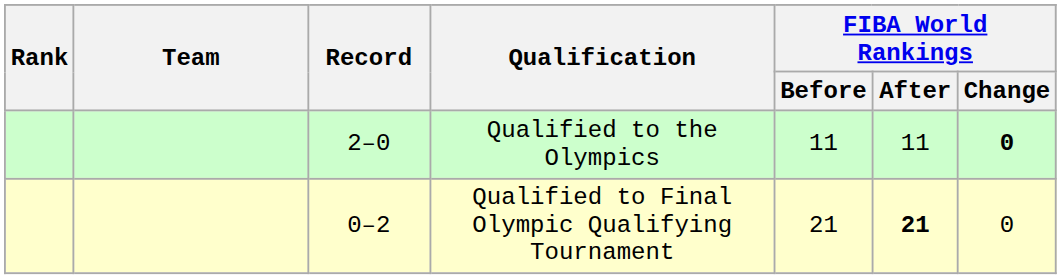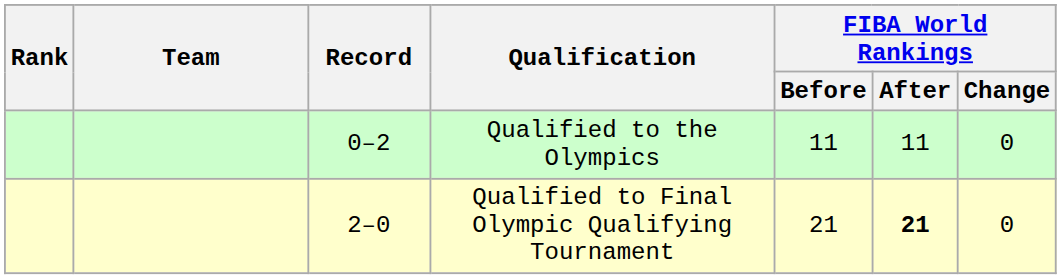(369, 145) 2–0 -> (369, 145) 0–2
(1007, 145) bold -> (1007, 145) normal
(369, 225) 0–2 -> (369, 225) 2–0
